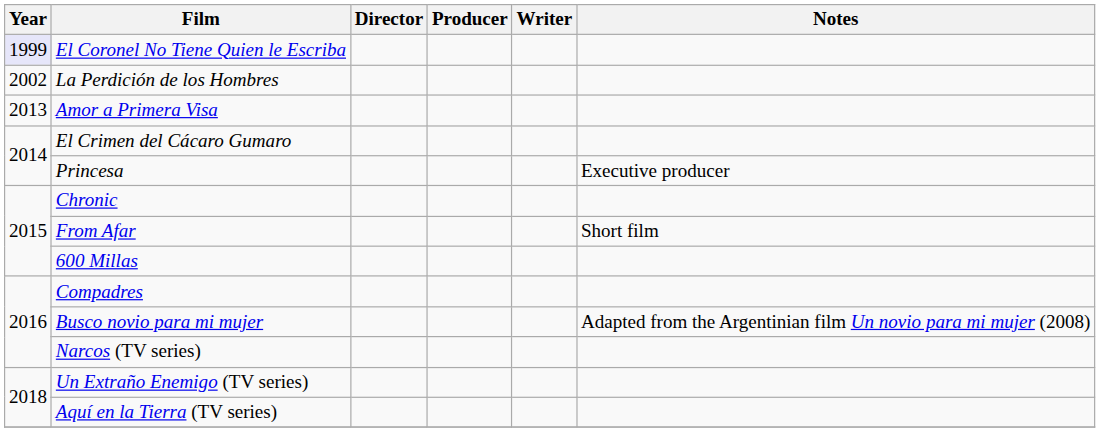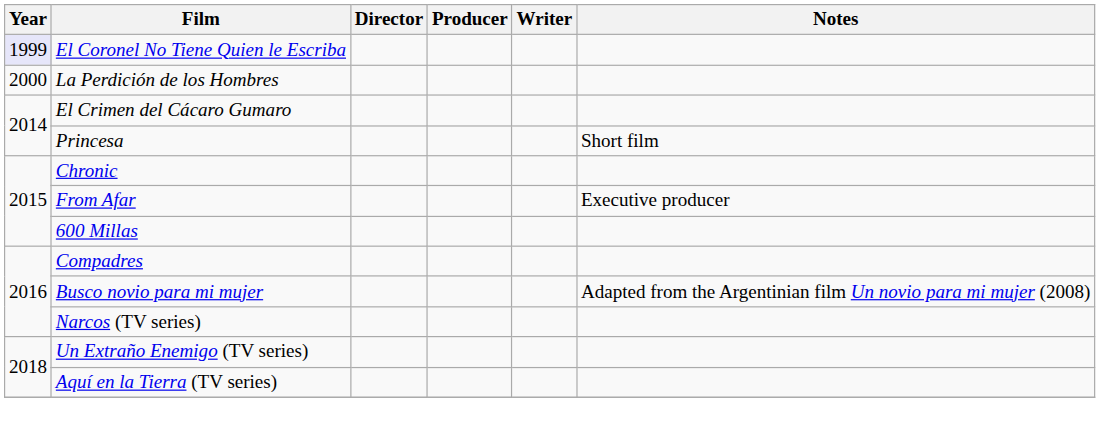(28, 79) 2002 -> (28, 79) 2000
- row: (137, 110)
(655, 170) Executive producer -> (620, 140) Short film
(620, 230) Short film -> (655, 200) Executive producer
